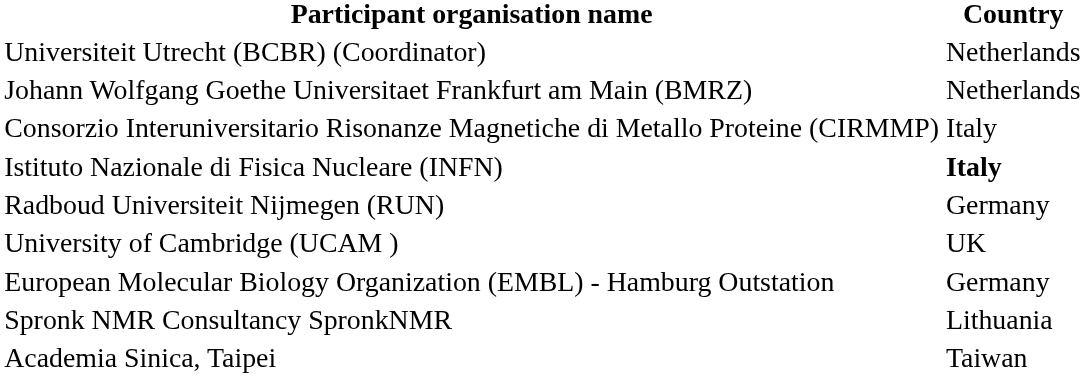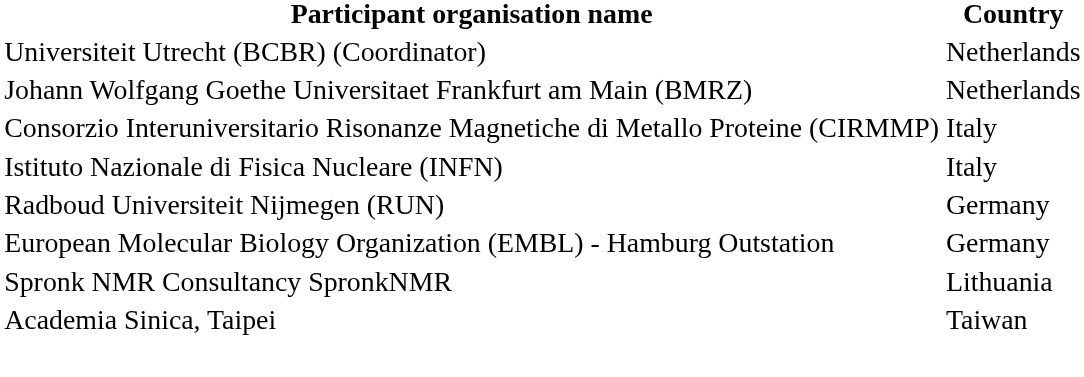(974, 166) bold -> (971, 166) normal
- row: (201, 243)
